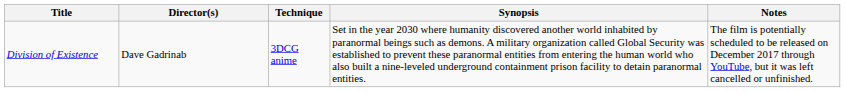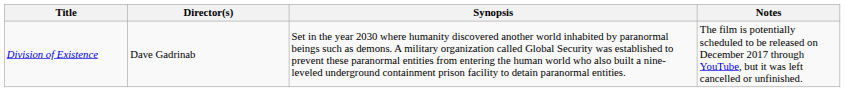- column: (299, 13)
